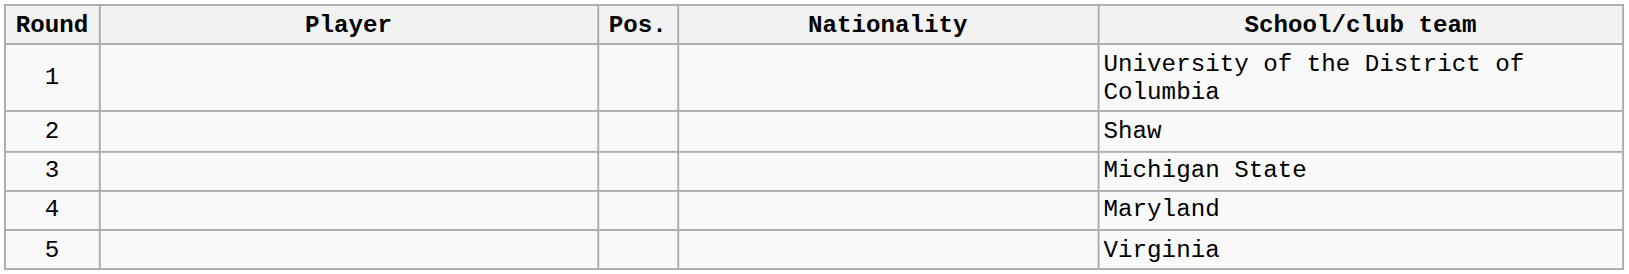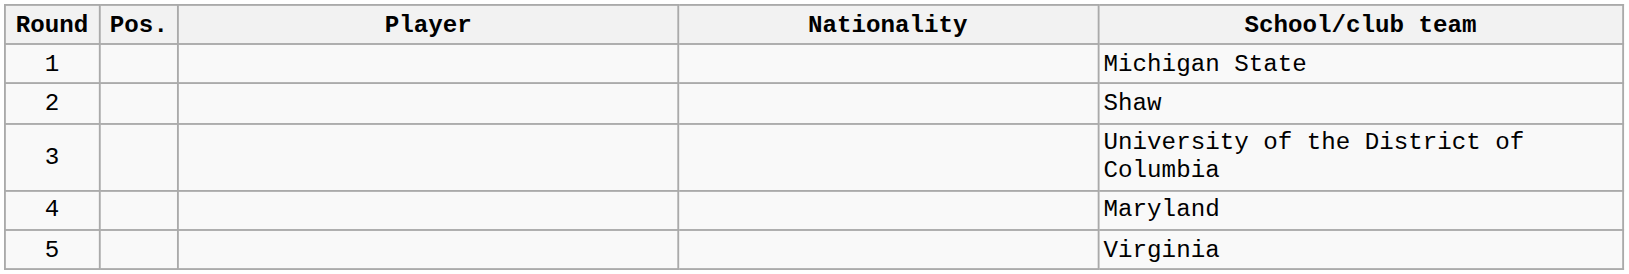columns swapped: (349, 25) <-> (638, 25)
(1314, 78) University of the District of Columbia -> (1205, 64) Michigan State
(1205, 171) Michigan State -> (1314, 157) University of the District of Columbia
